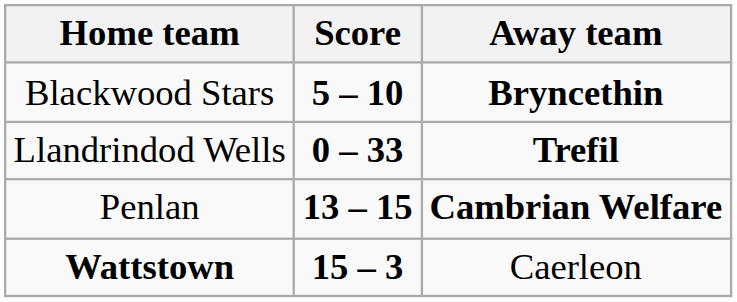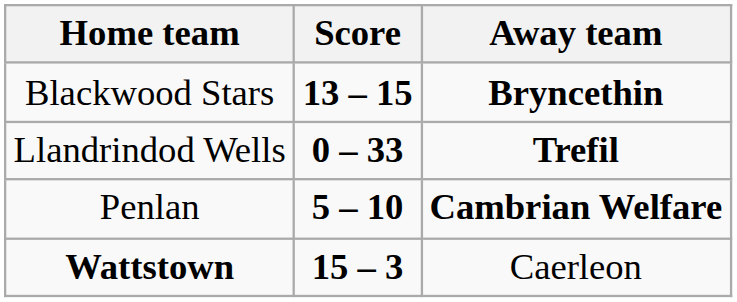(358, 91) 5 – 10 -> (358, 91) 13 – 15
(358, 207) 13 – 15 -> (358, 207) 5 – 10
